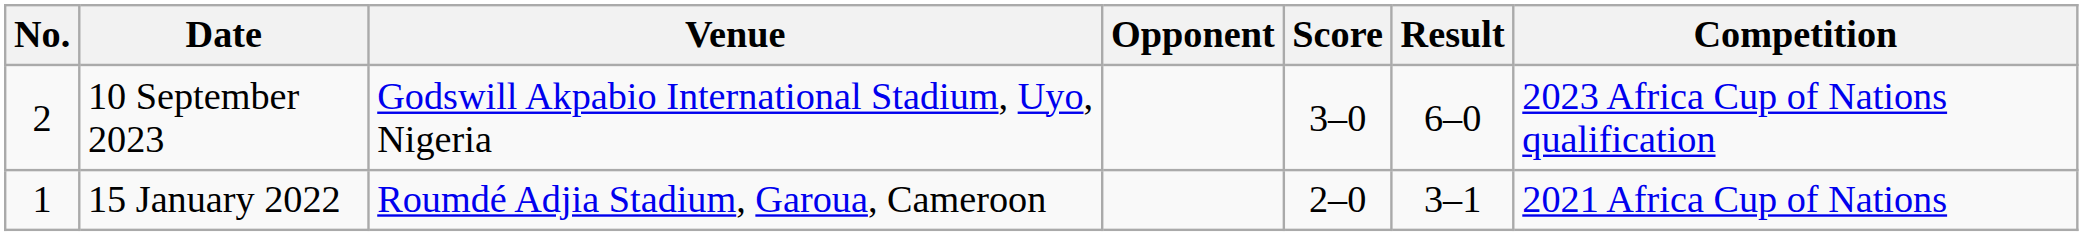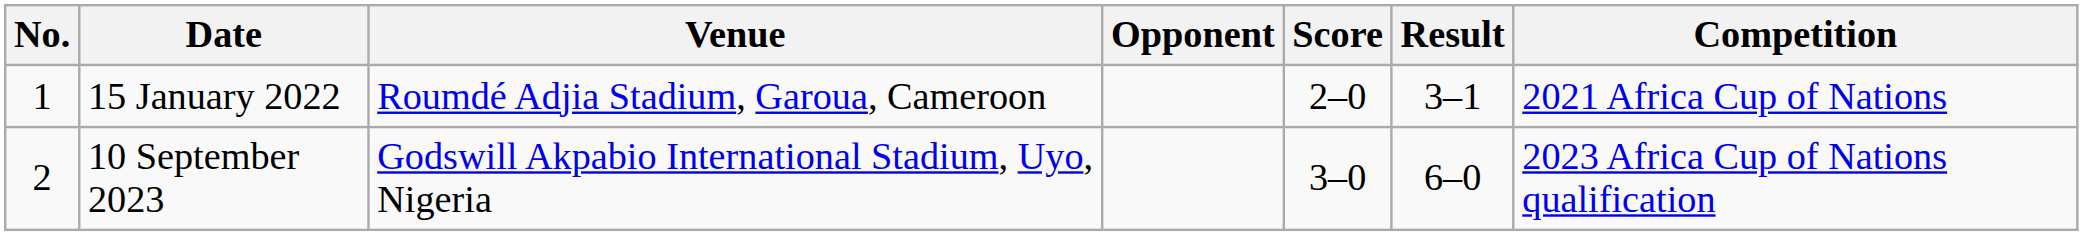rows swapped: (214, 199) <-> (194, 116)
